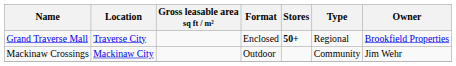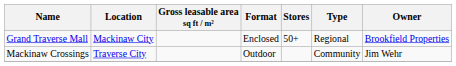(120, 38) Traverse City -> (123, 38) Mackinaw City
(291, 38) bold -> (291, 38) normal
(123, 54) Mackinaw City -> (120, 54) Traverse City
